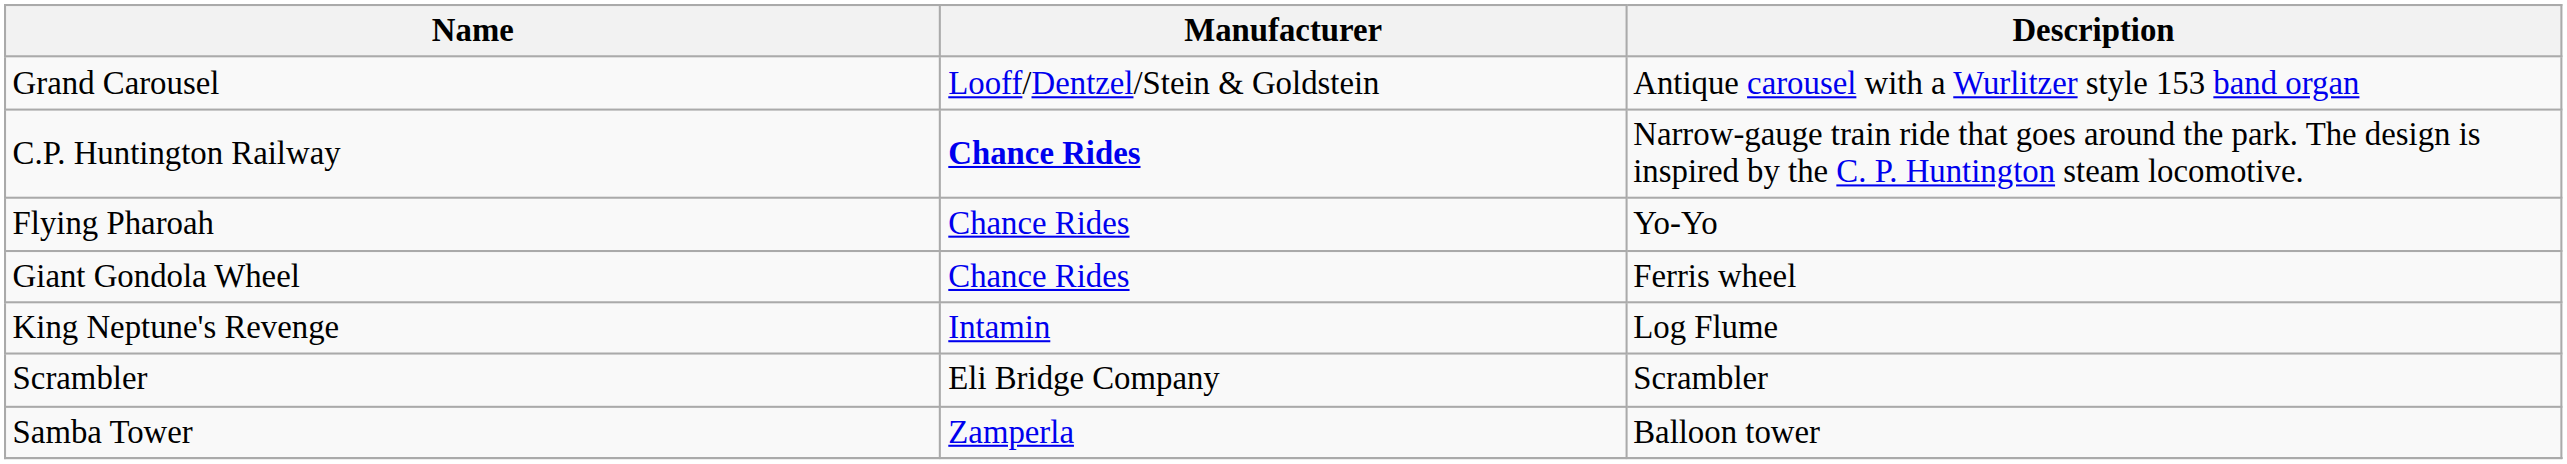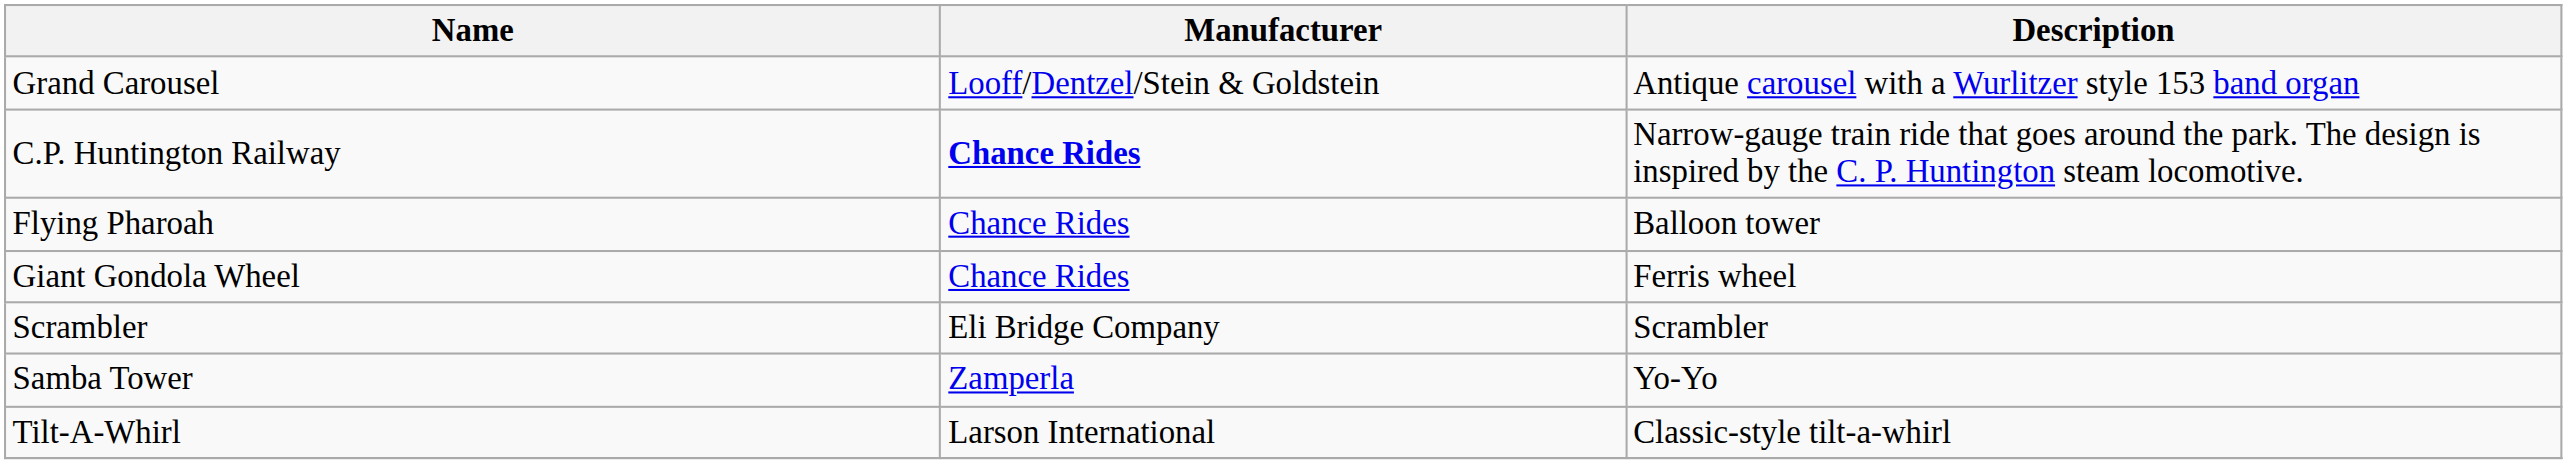(1675, 223) Yo-Yo -> (1727, 223) Balloon tower
- row: (176, 327)
(1727, 431) Balloon tower -> (1675, 379) Yo-Yo
+ row: (97, 431)
